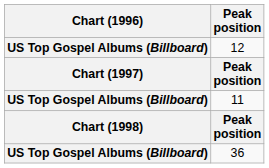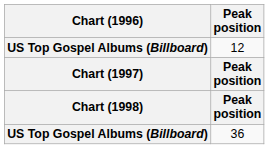- row: (237, 100)
